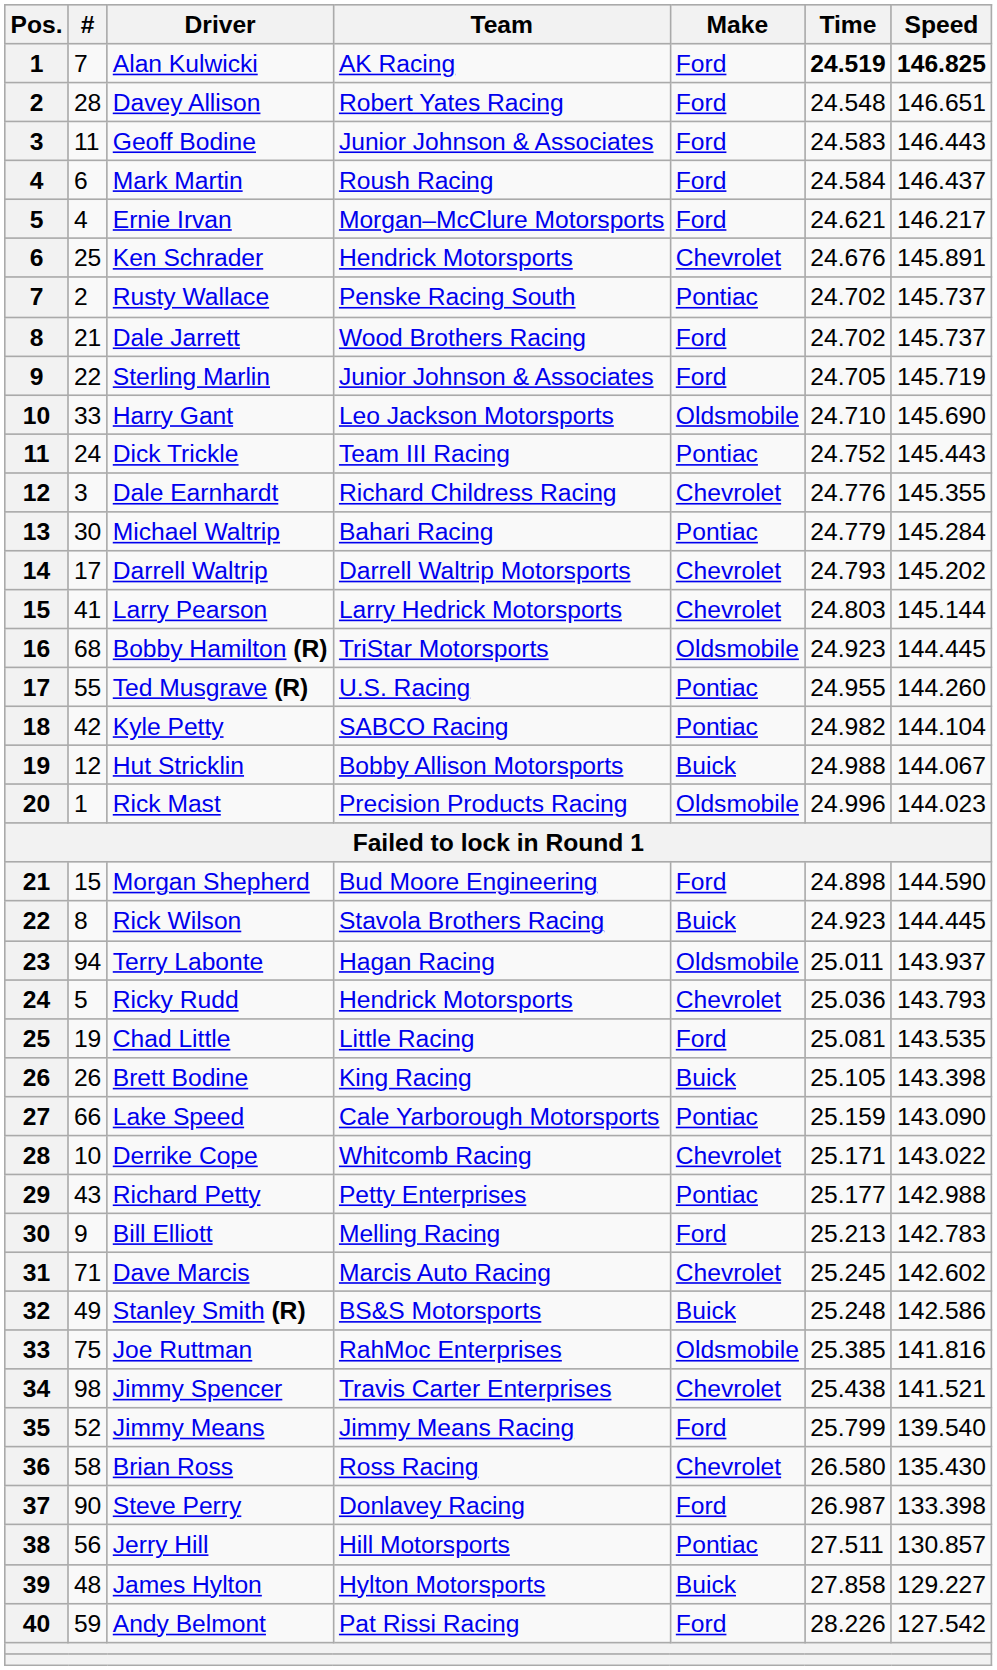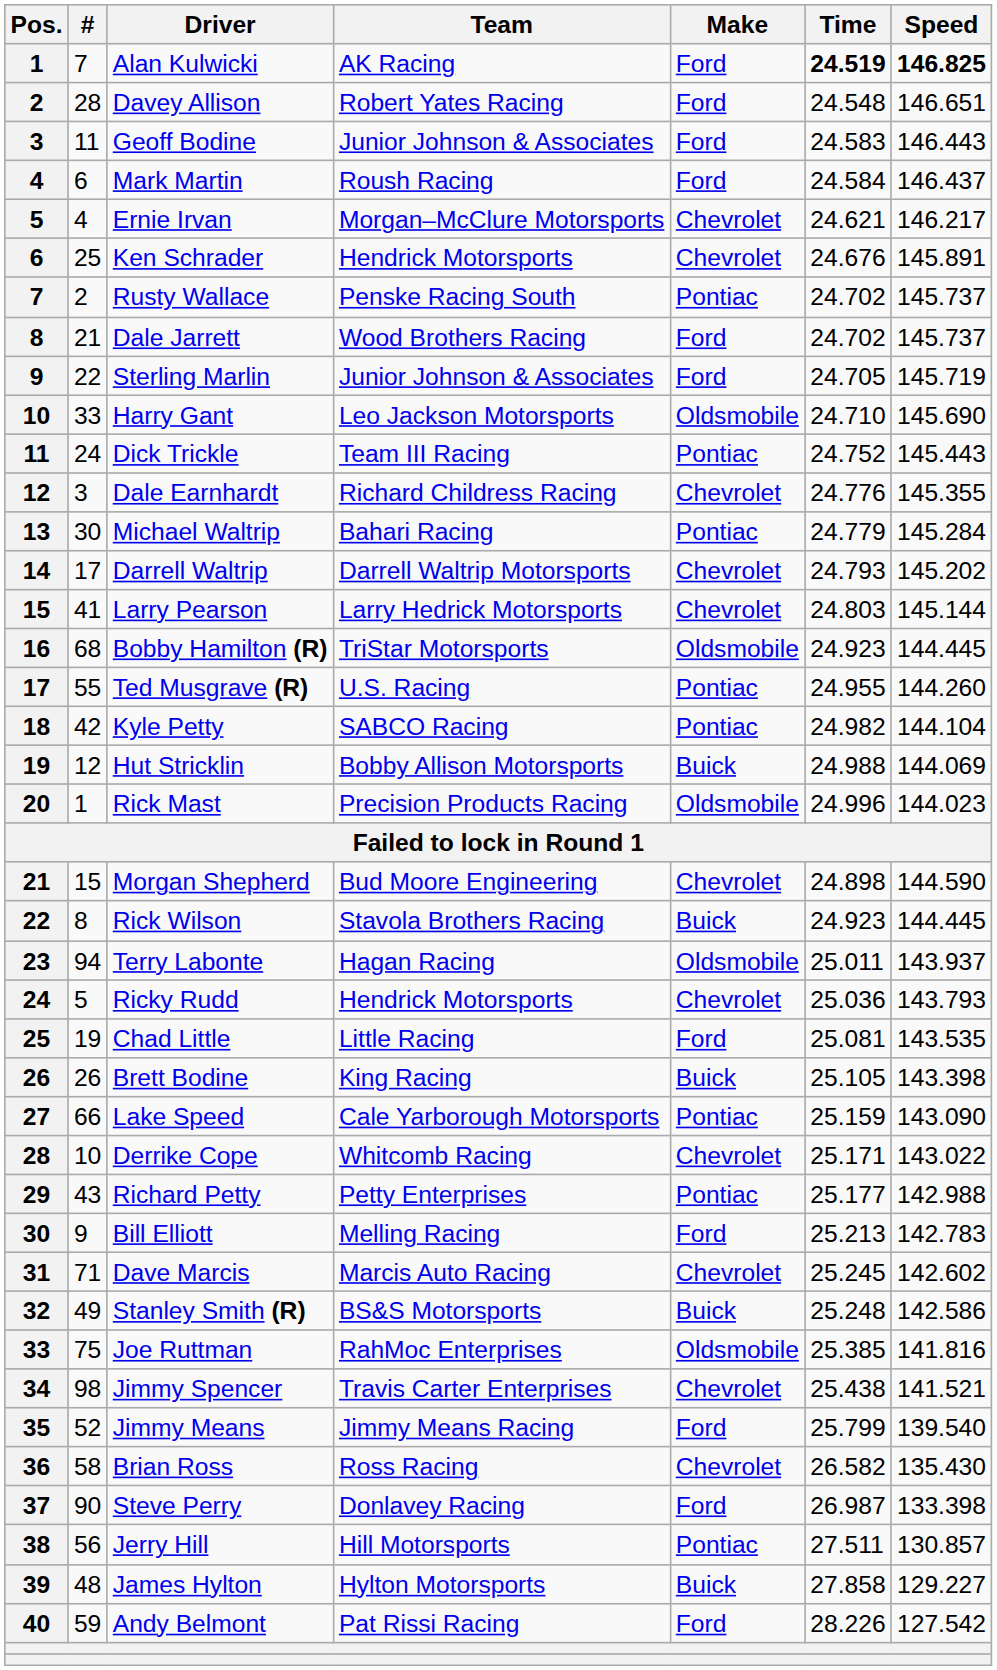(701, 219) Ford -> (728, 219) Chevrolet
(941, 765) 144.067 -> (941, 765) 144.069
(701, 882) Ford -> (728, 882) Chevrolet
(848, 1467) 26.580 -> (848, 1467) 26.582
